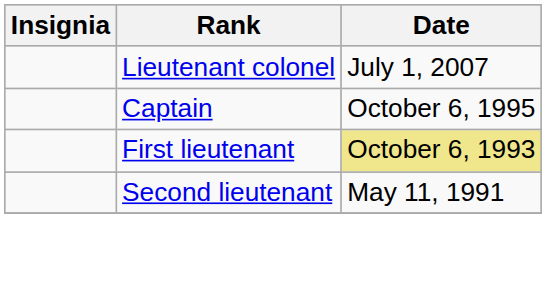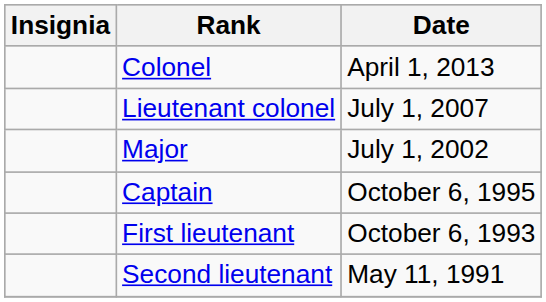+ row: (167, 66)
+ row: (155, 150)
(441, 150) khaki background -> (441, 233) no background
